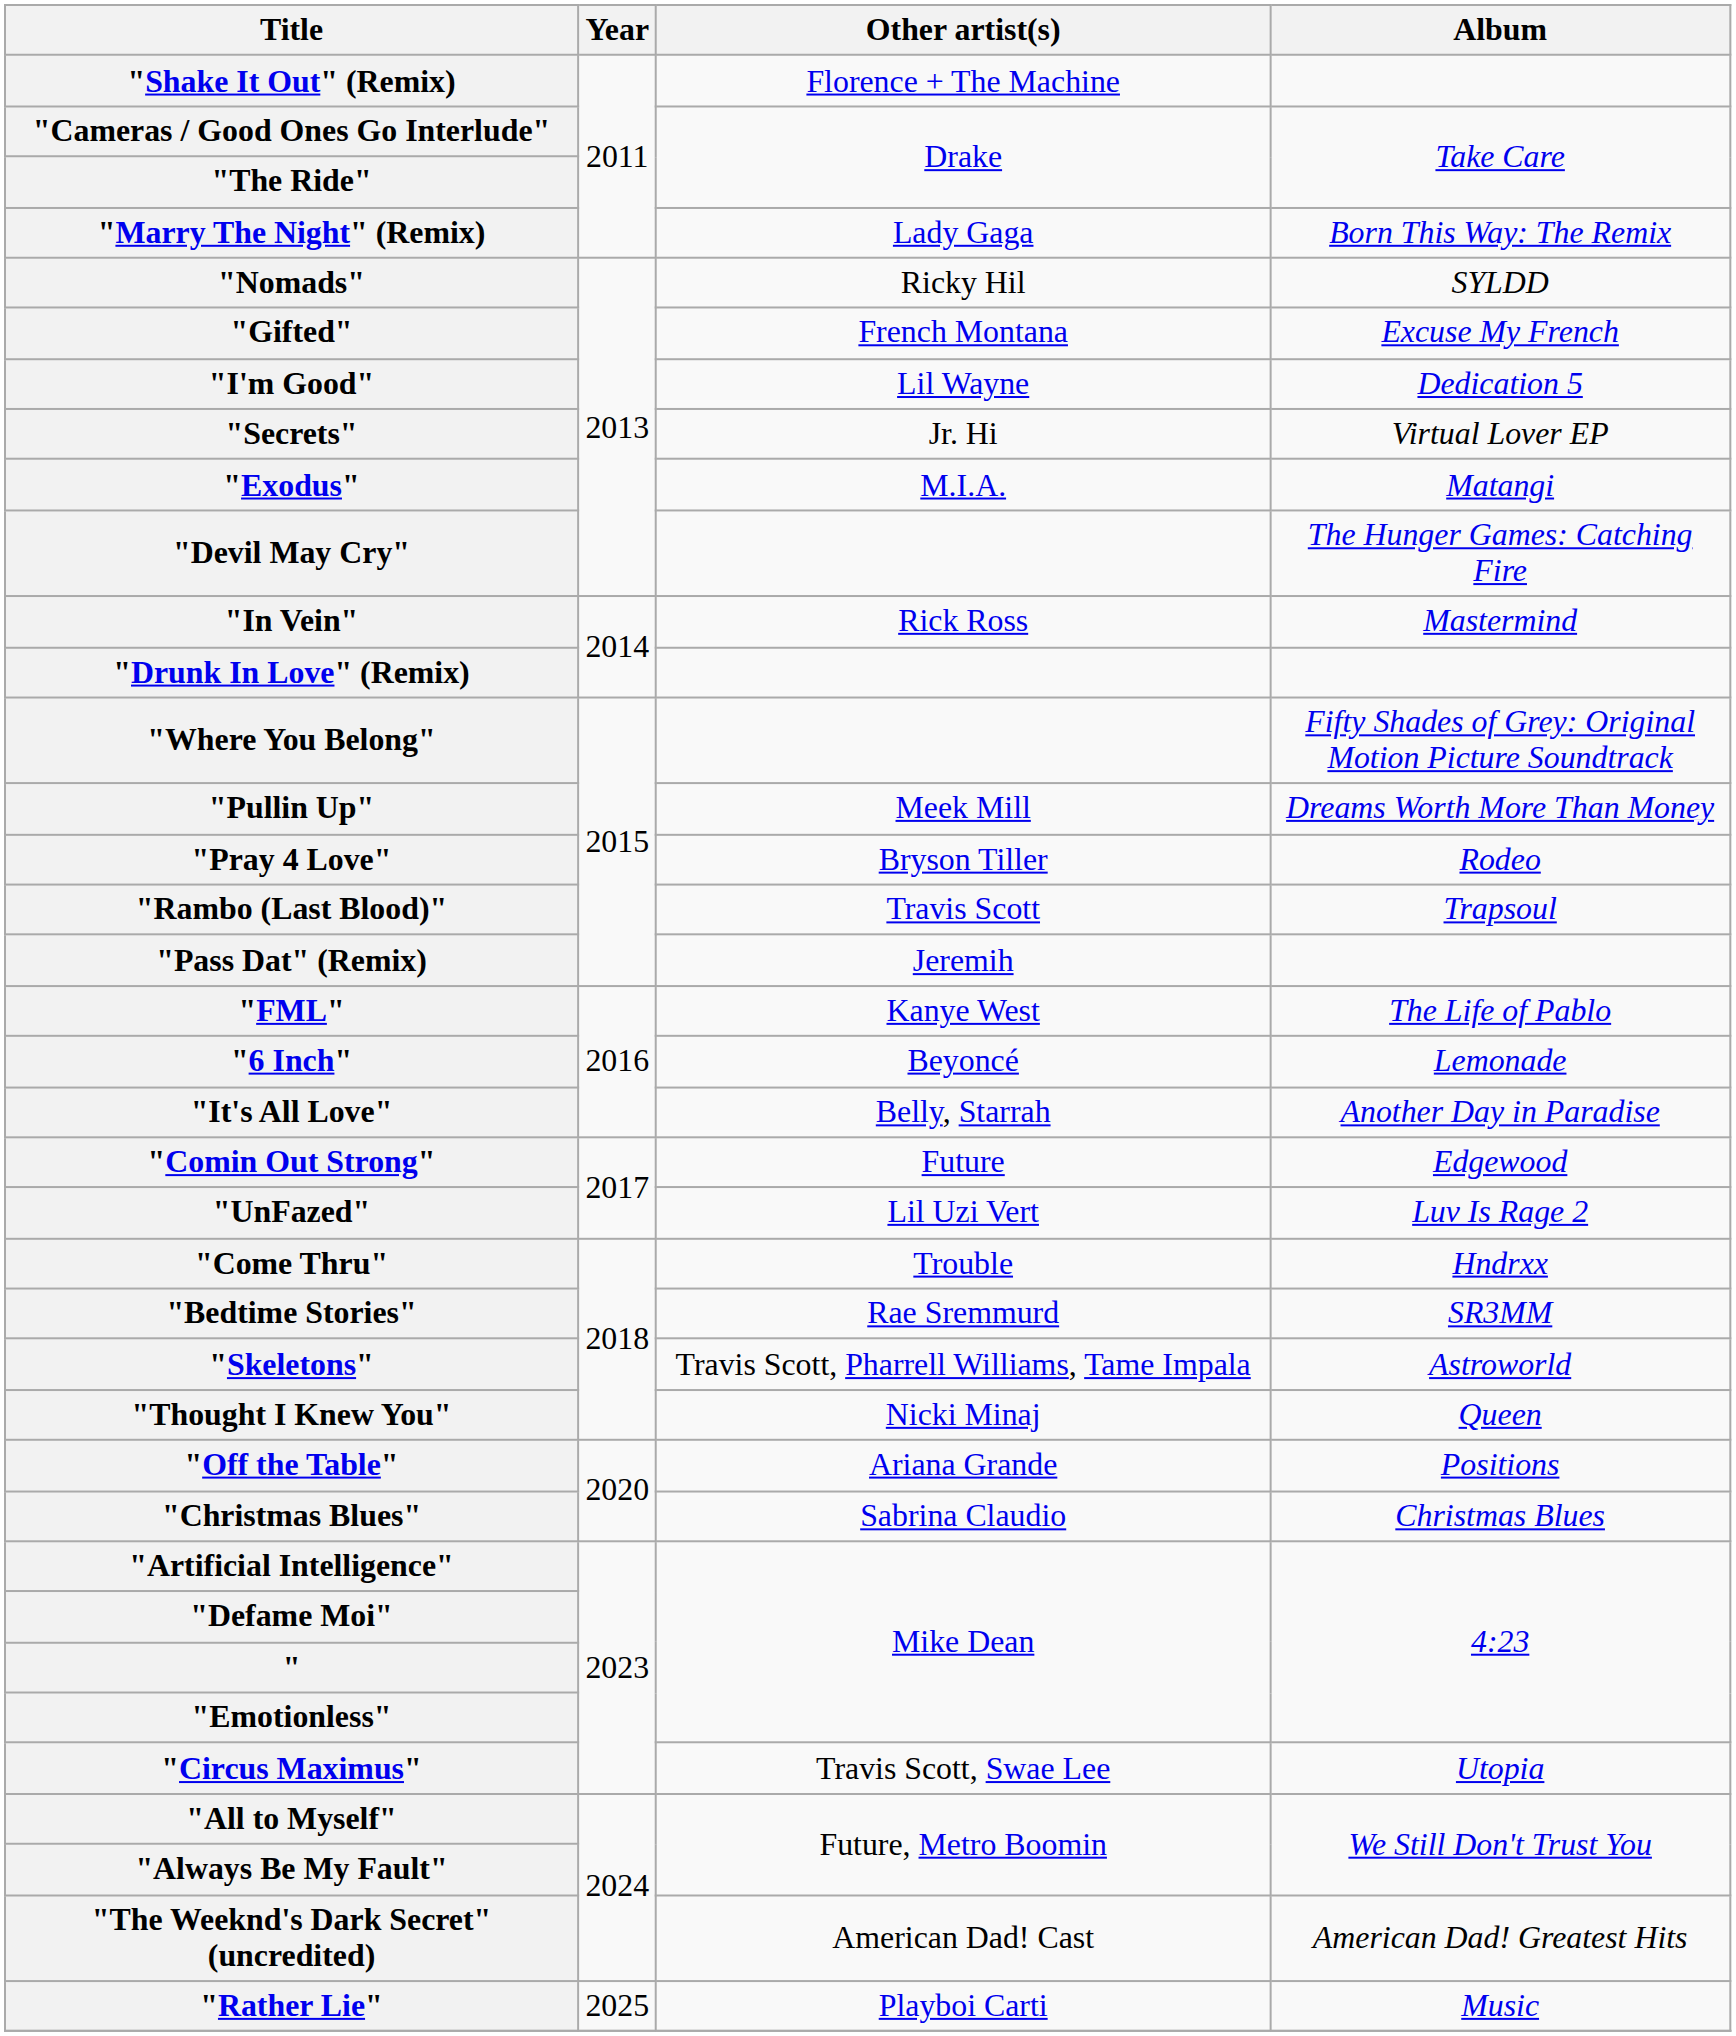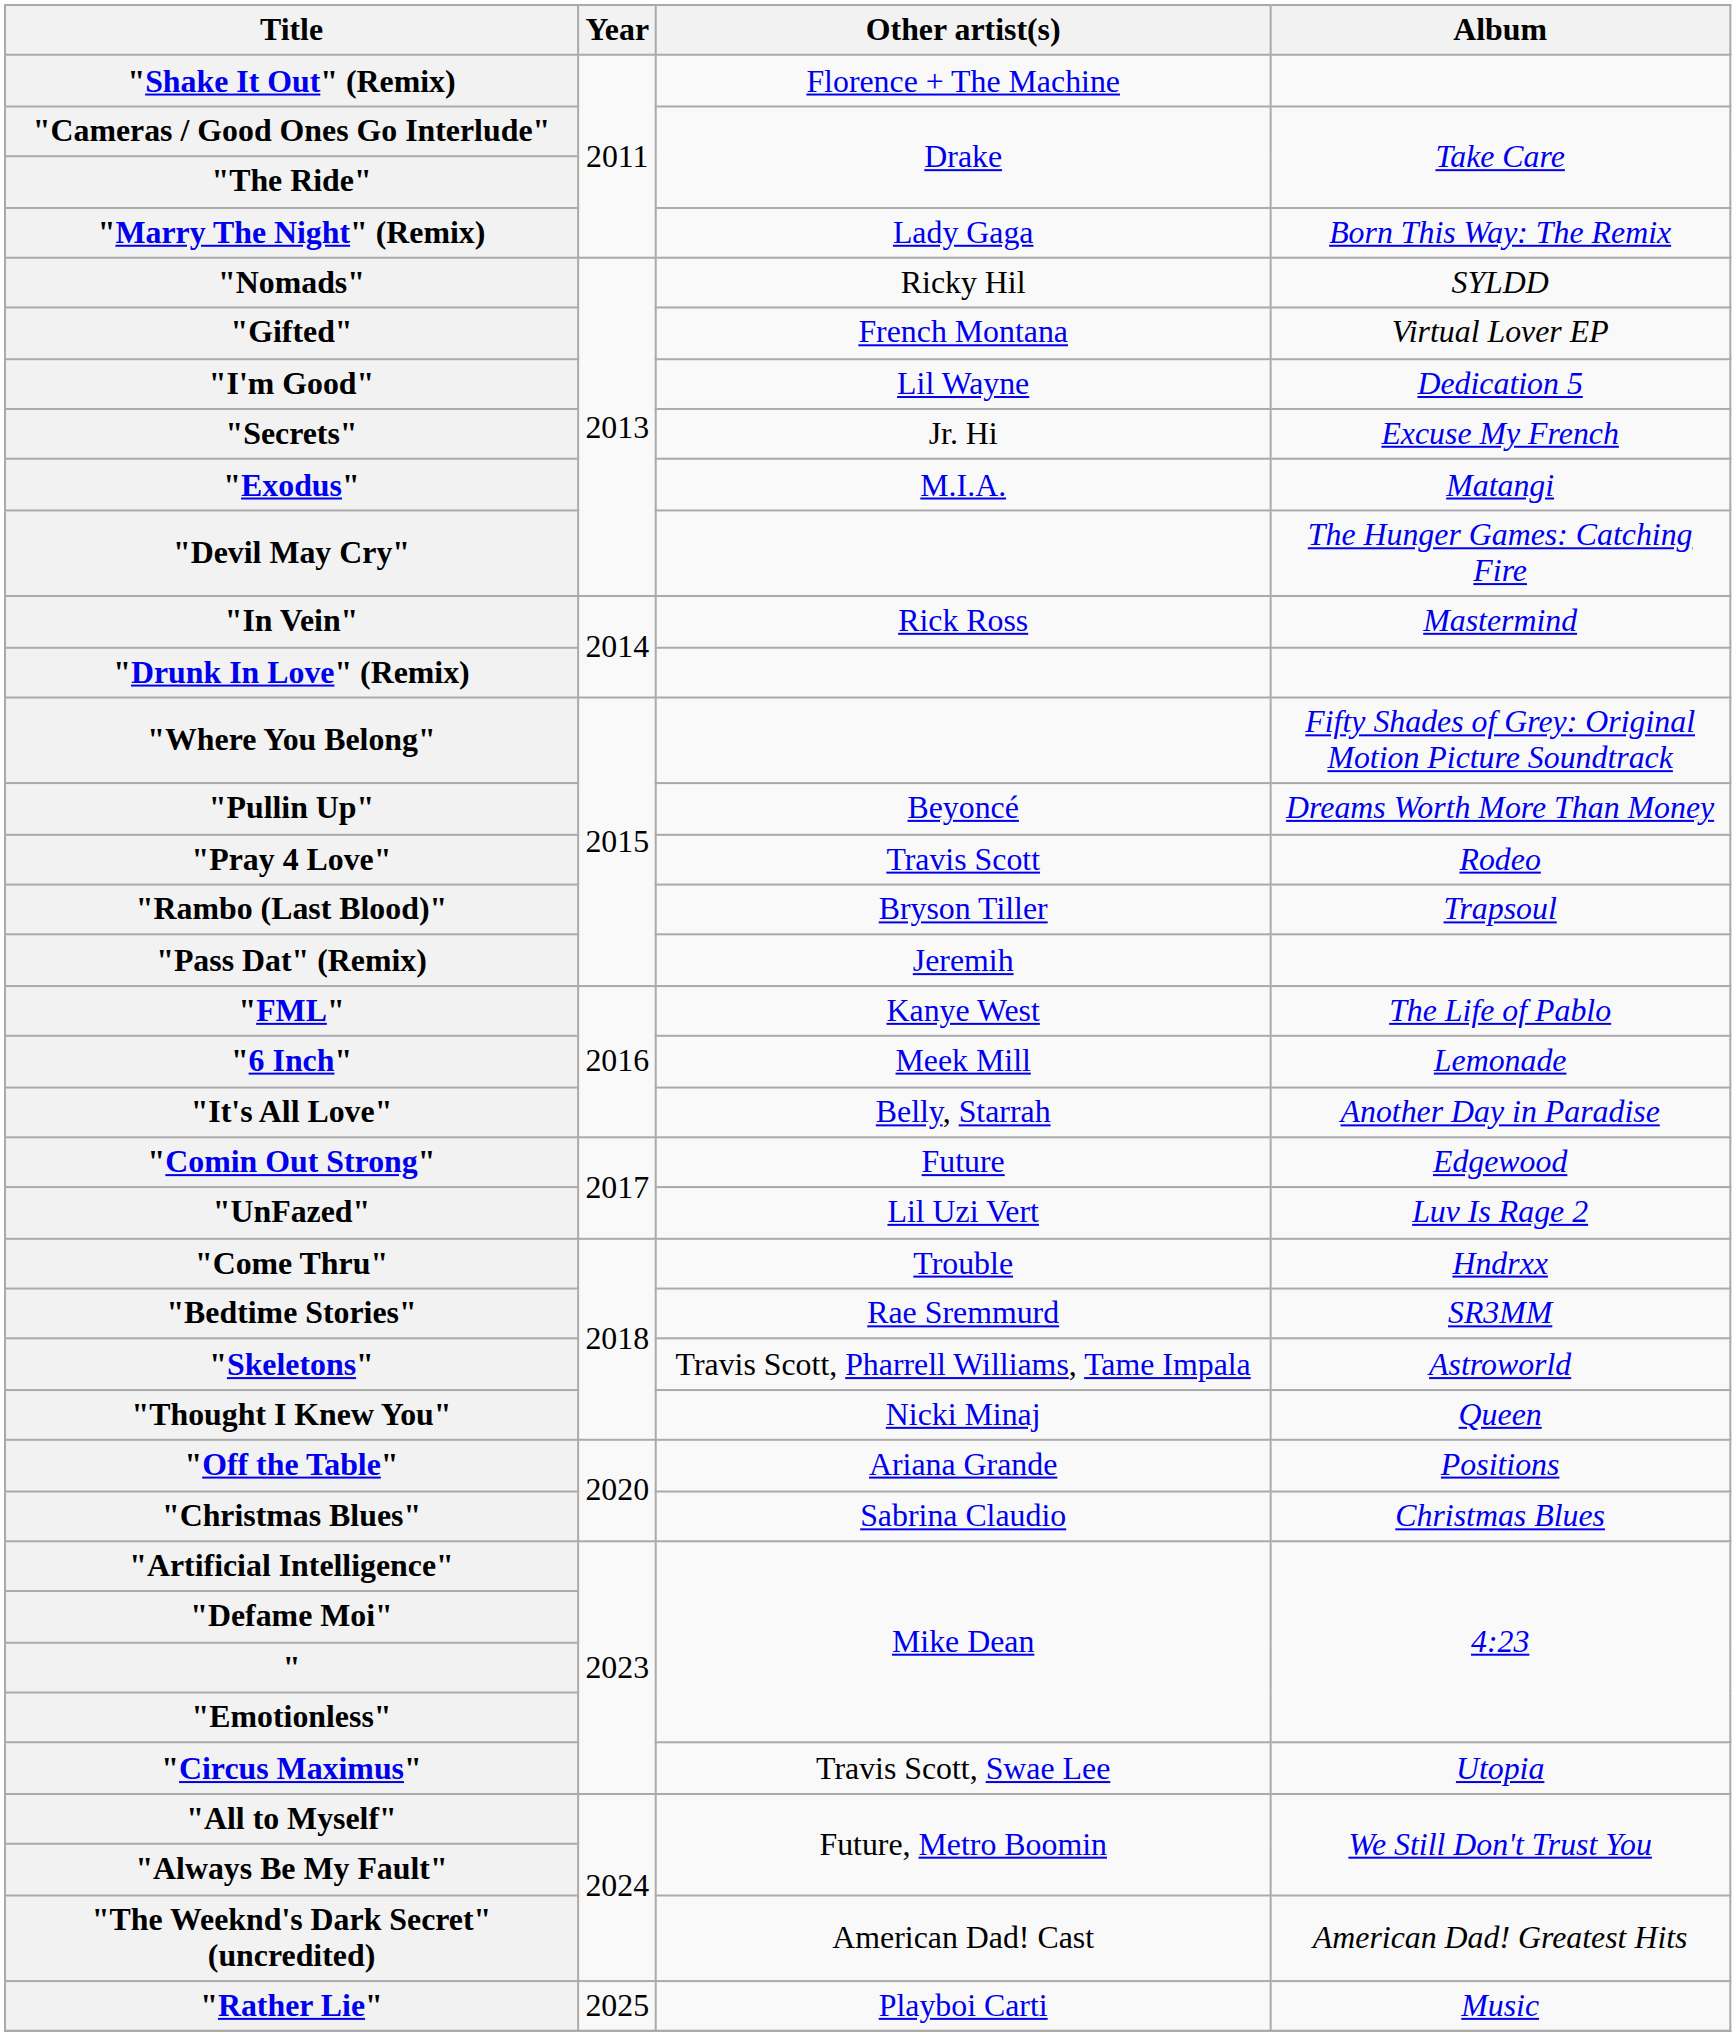(1500, 332) Excuse My French -> (1500, 332) Virtual Lover EP
(1500, 433) Virtual Lover EP -> (1500, 433) Excuse My French
(963, 808) Meek Mill -> (963, 808) Beyoncé
(963, 858) Bryson Tiller -> (963, 858) Travis Scott
(963, 909) Travis Scott -> (963, 909) Bryson Tiller
(963, 1060) Beyoncé -> (963, 1060) Meek Mill
